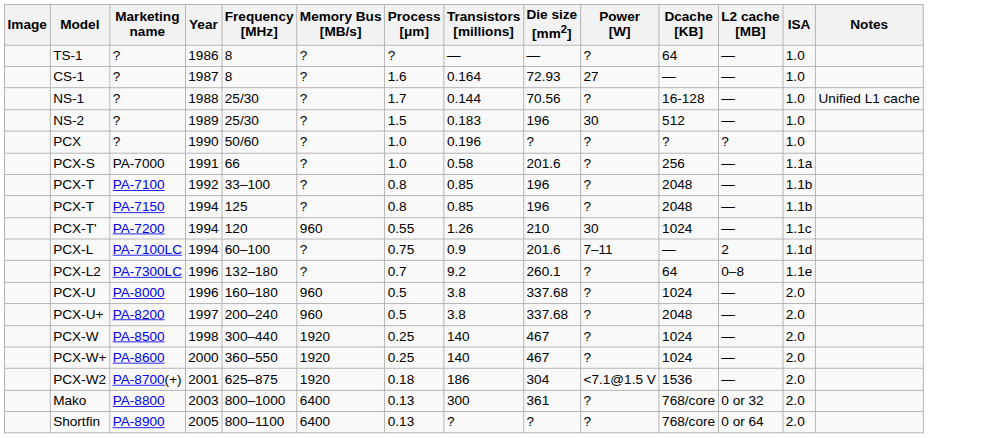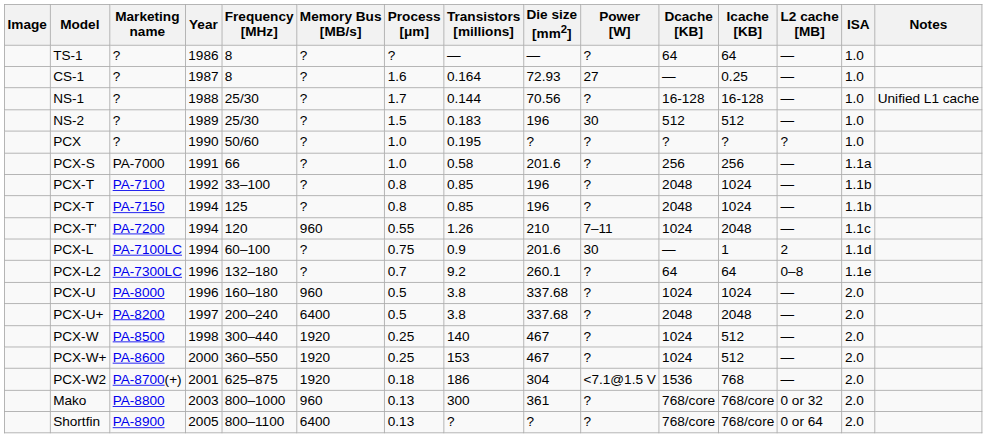+ column: (748, 24)
(464, 142) 0.196 -> (464, 142) 0.195
(591, 228) 30 -> (598, 228) 7–11
(598, 249) 7–11 -> (591, 249) 30
(311, 314) 960 -> (315, 314) 6400
(458, 357) 140 -> (458, 357) 153
(315, 400) 6400 -> (311, 400) 960
